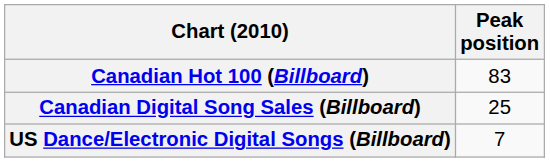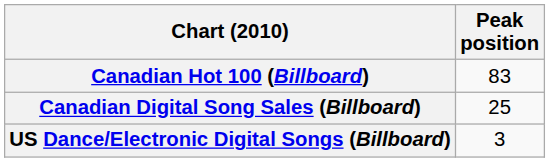(500, 140) 7 -> (500, 140) 3
